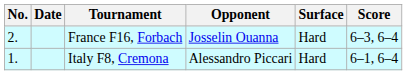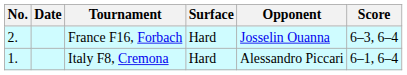columns swapped: (321, 15) <-> (240, 15)
